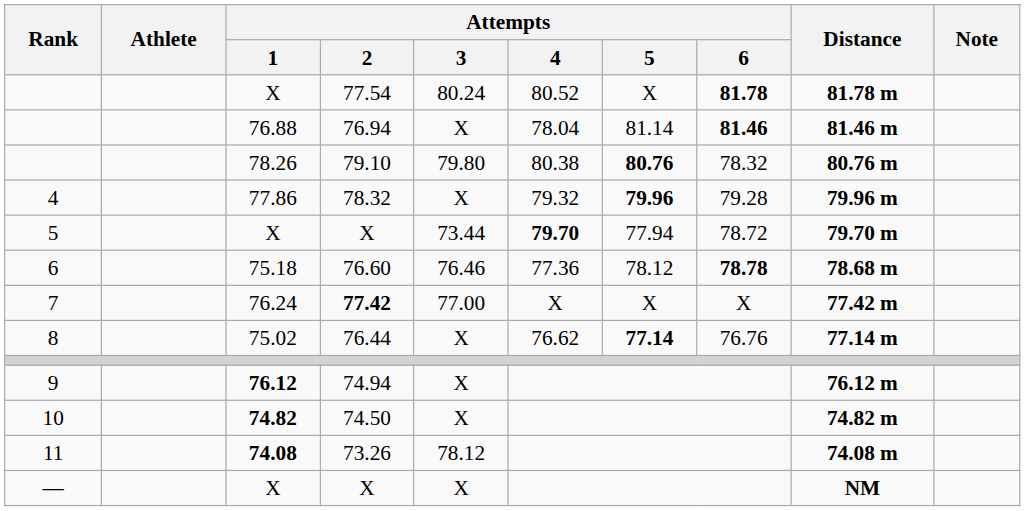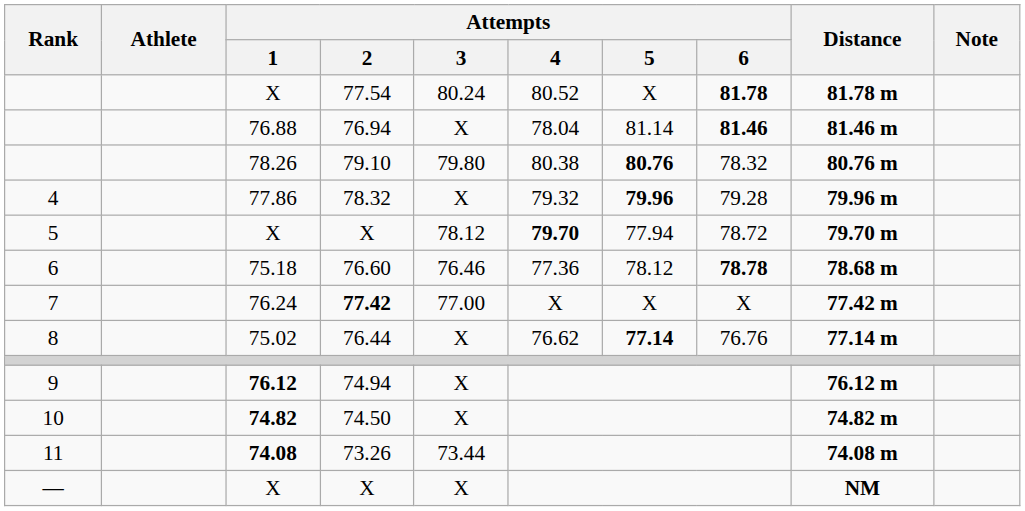(461, 232) 73.44 -> (461, 232) 78.12
(461, 452) 78.12 -> (461, 452) 73.44
